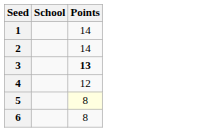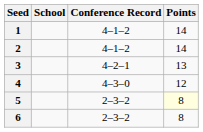+ column: (116, 13)
(85, 65) bold -> (181, 65) normal
